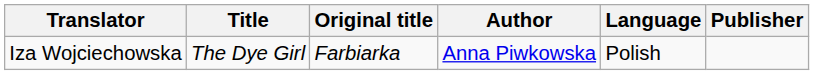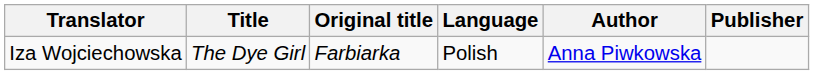columns swapped: (519, 20) <-> (653, 20)
